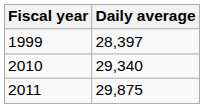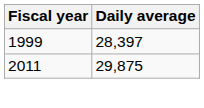- row: (25, 66)
